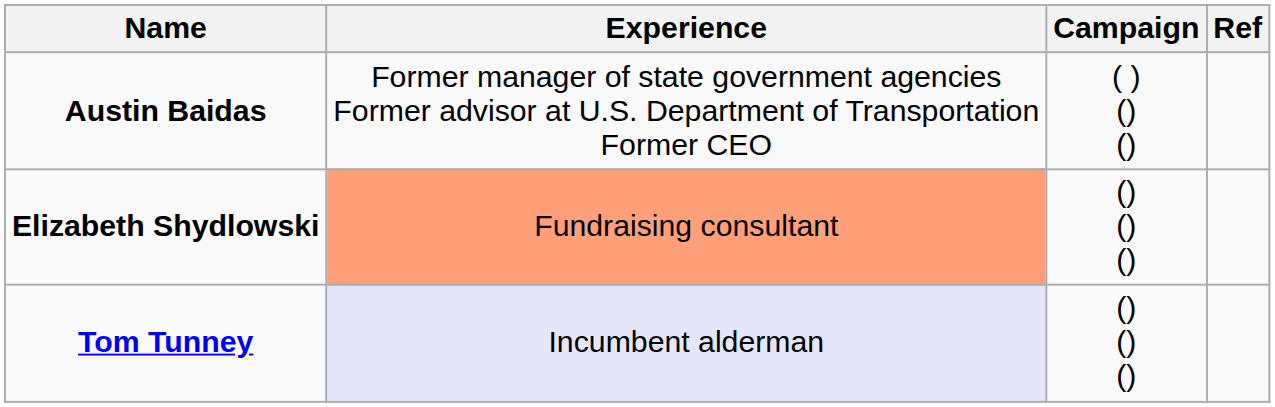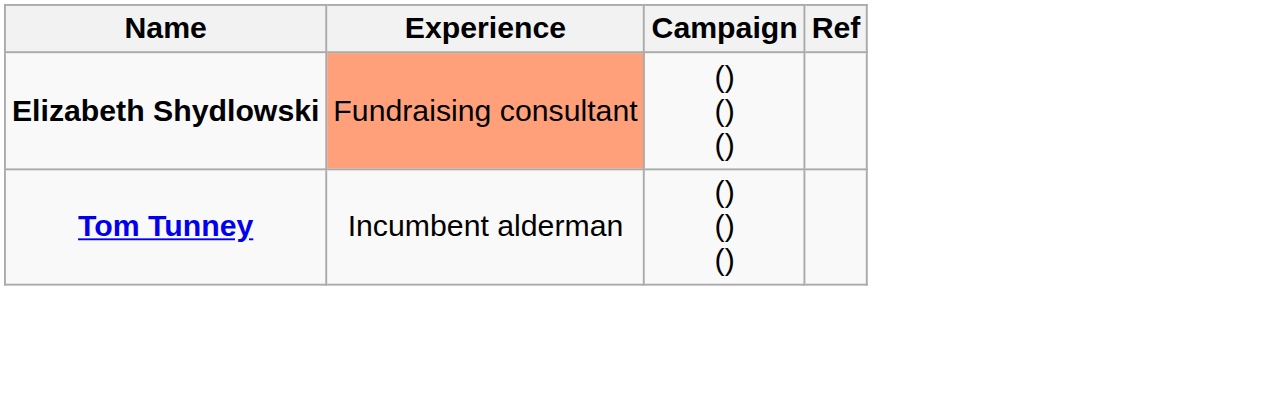- row: (166, 110)
(686, 342) lavender background -> (485, 226) no background
